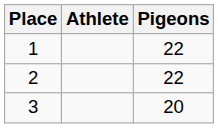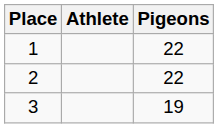(173, 107) 20 -> (173, 107) 19
